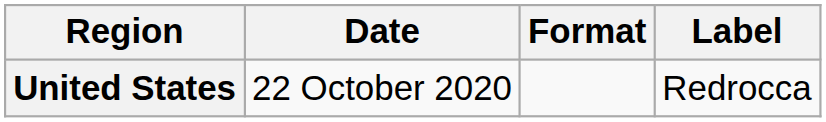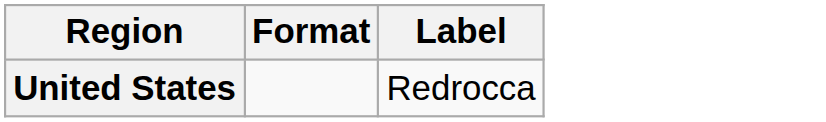- column: (382, 32)
